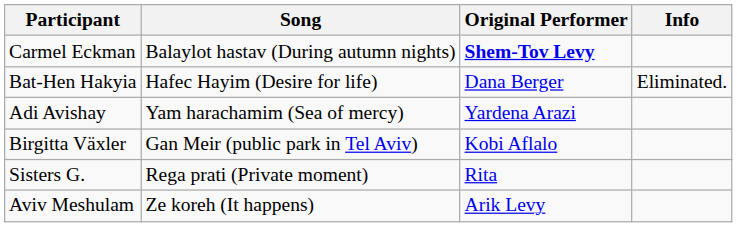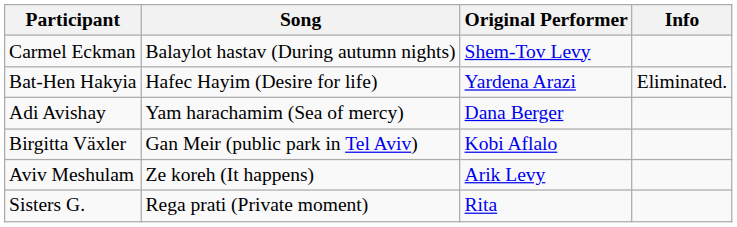(530, 50) bold -> (528, 50) normal
(514, 81) Dana Berger -> (520, 81) Yardena Arazi
(520, 112) Yardena Arazi -> (514, 112) Dana Berger
rows swapped: (47, 174) <-> (72, 205)
